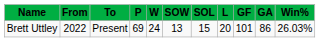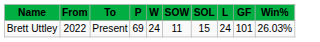- column: (265, 12)
(177, 28) 13 -> (177, 28) 11
(225, 28) 20 -> (225, 28) 24
